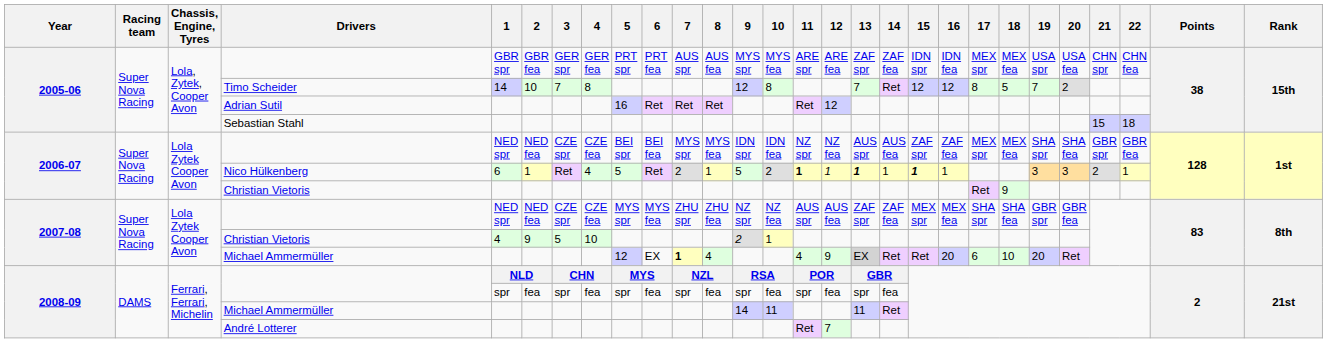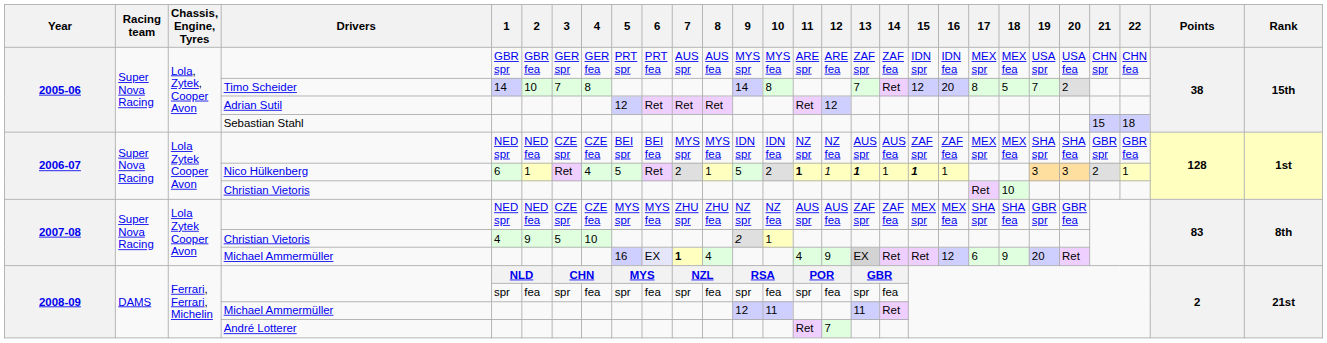(742, 87) 12 -> (742, 87) 14
(948, 87) 12 -> (948, 87) 20
(621, 105) 16 -> (621, 105) 12
(1005, 189) 9 -> (1008, 189) 10
(621, 256) 12 -> (621, 256) 16
(652, 256) no background -> (652, 256) lavender background
(948, 256) 20 -> (948, 256) 12
(1008, 256) 10 -> (1005, 256) 9
(742, 310) 14 -> (742, 310) 12
